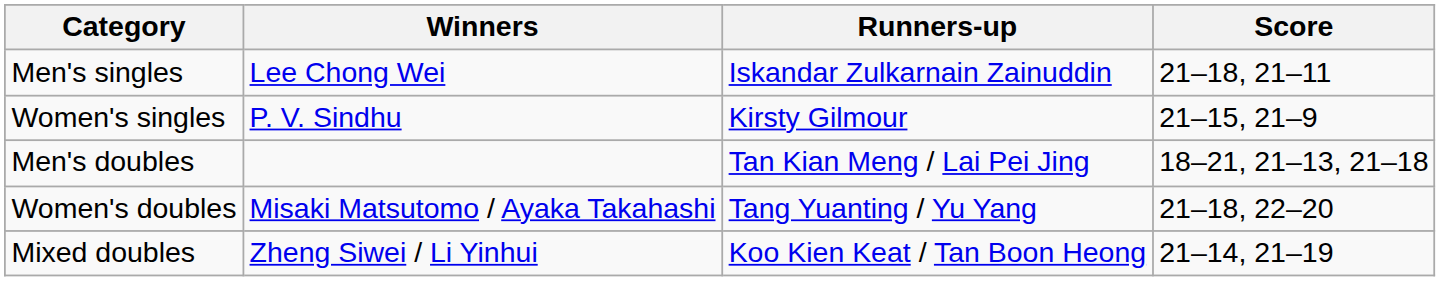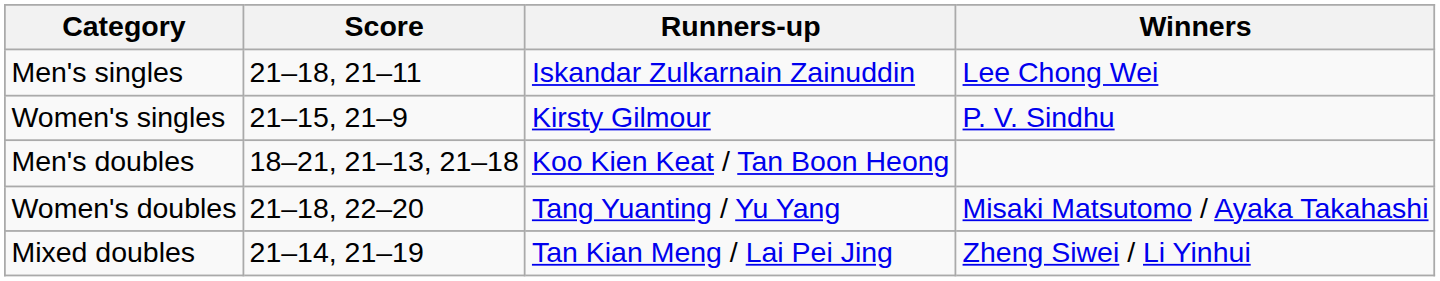columns swapped: (483, 27) <-> (1294, 27)
(909, 162) Tan Kian Meng / Lai Pei Jing -> (741, 162) Koo Kien Keat / Tan Boon Heong
(937, 252) Koo Kien Keat / Tan Boon Heong -> (712, 252) Tan Kian Meng / Lai Pei Jing
